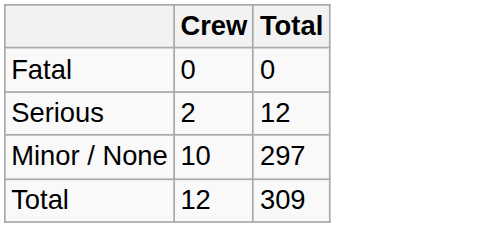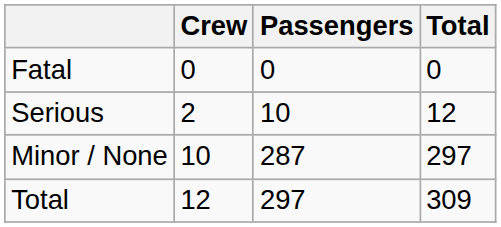+ column: (337, 26)
